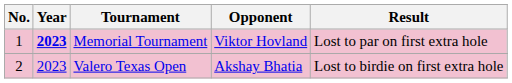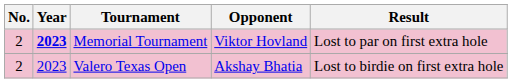(19, 41) 1 -> (19, 41) 2
